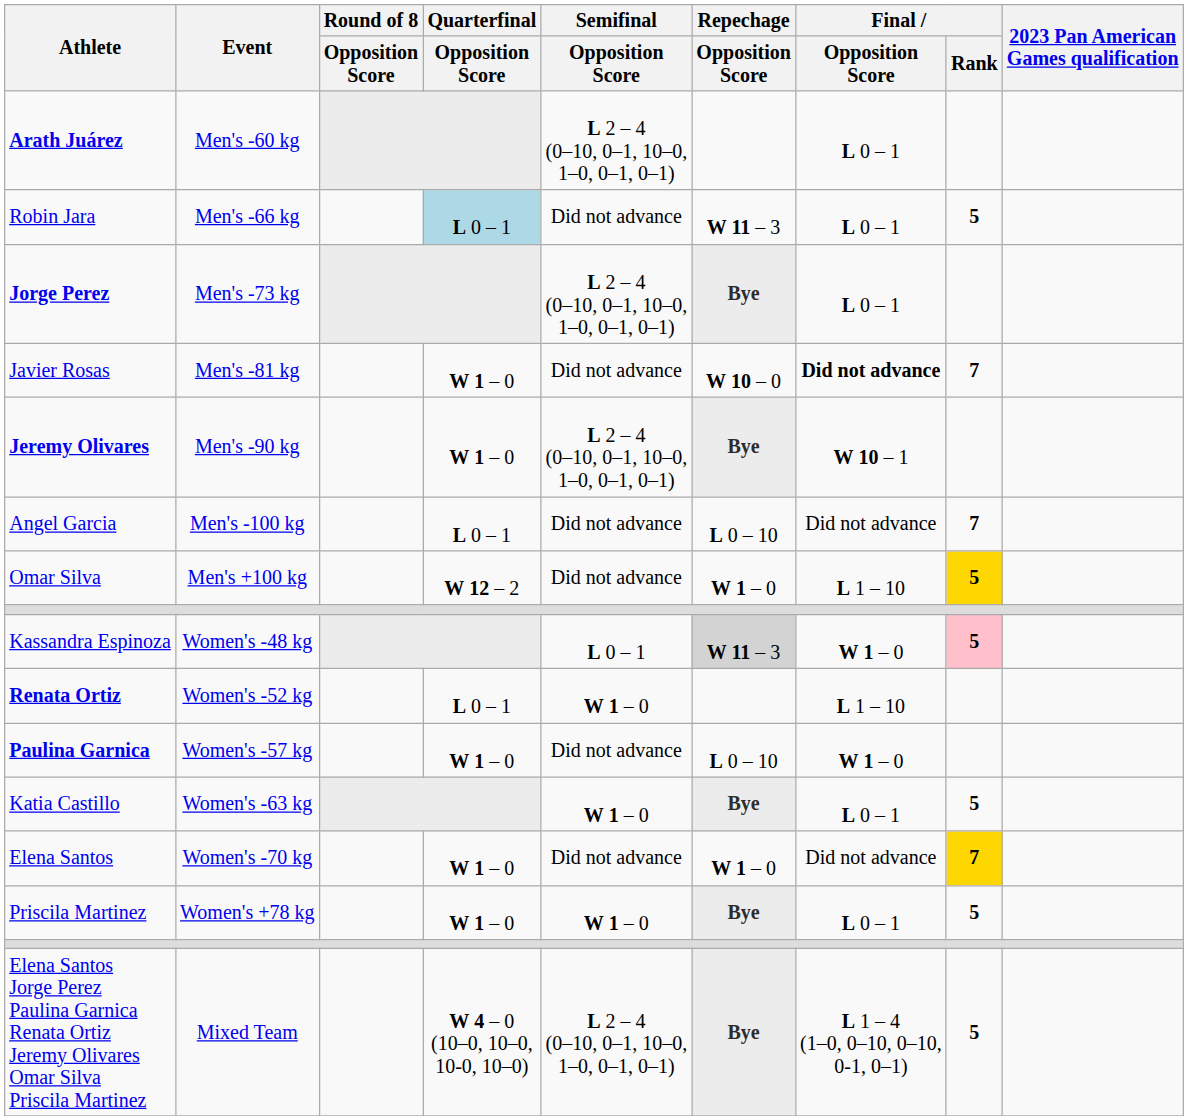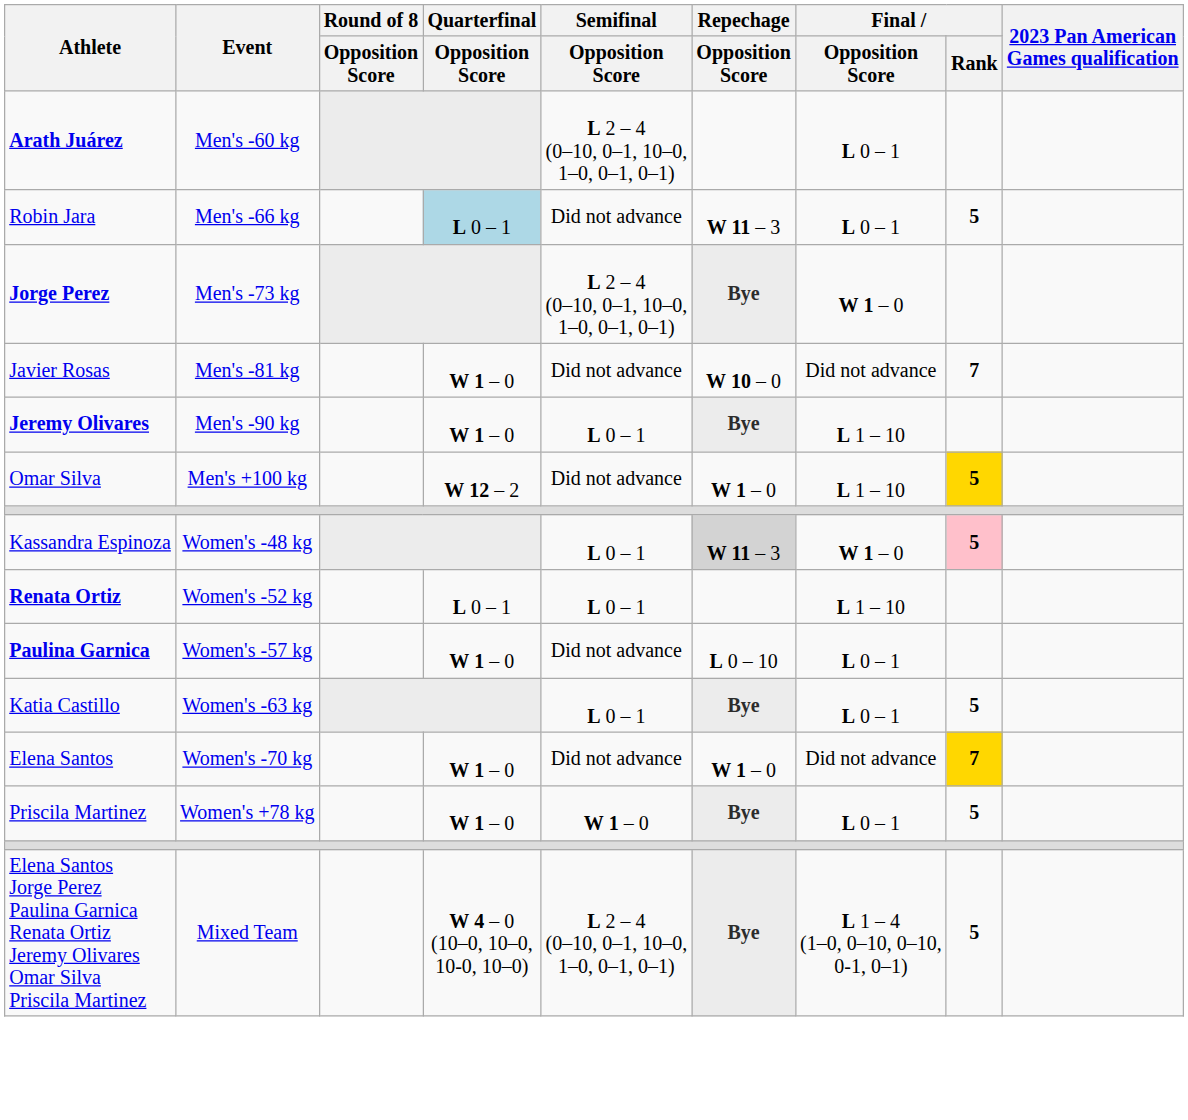(871, 304) L 0 – 1 -> (871, 304) W 1 – 0
(871, 370) bold -> (871, 370) normal
(616, 458) L 2 – 4 (0–10, 0–1, 10–0, 1–0, 0–1, 0–1) -> (616, 435) L 0 – 1
(871, 458) W 10 – 1 -> (871, 435) L 1 – 10
- row: (63, 523)
(616, 706) W 1 – 0 -> (616, 607) L 0 – 1
(871, 760) W 1 – 0 -> (871, 661) L 0 – 1
(616, 815) W 1 – 0 -> (616, 715) L 0 – 1
